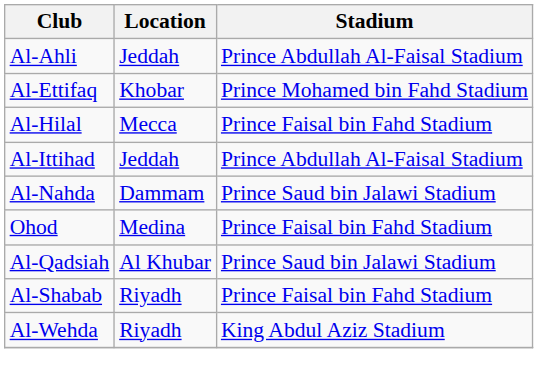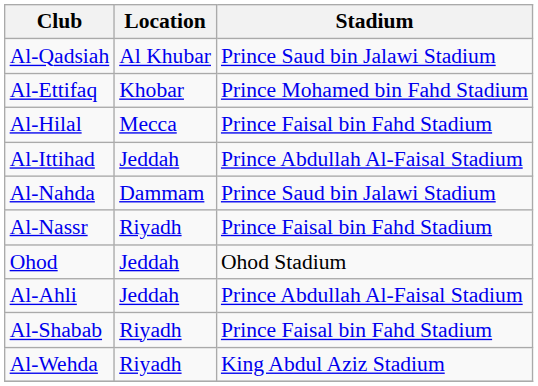rows swapped: (43, 55) <-> (59, 261)
+ row: (49, 227)
(152, 227) Medina -> (149, 261) Jeddah
(357, 227) Prince Faisal bin Fahd Stadium -> (284, 261) Ohod Stadium
